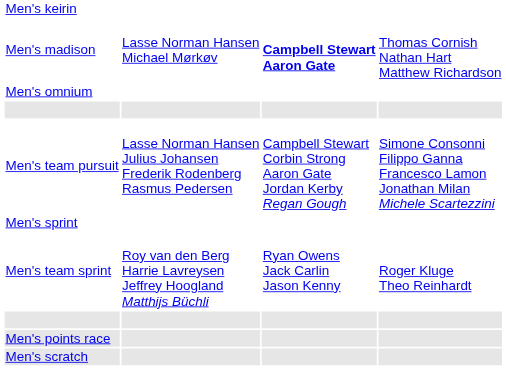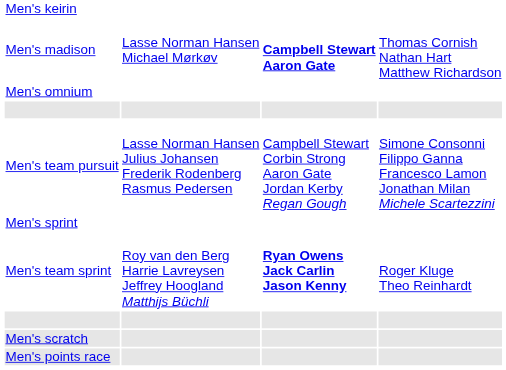(302, 271) normal -> (305, 271) bold
rows swapped: (47, 356) <-> (58, 338)
